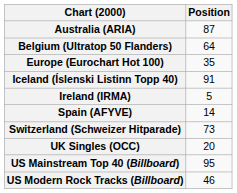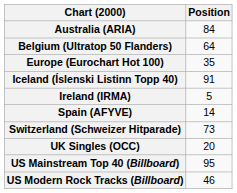(209, 29) 87 -> (209, 29) 84
